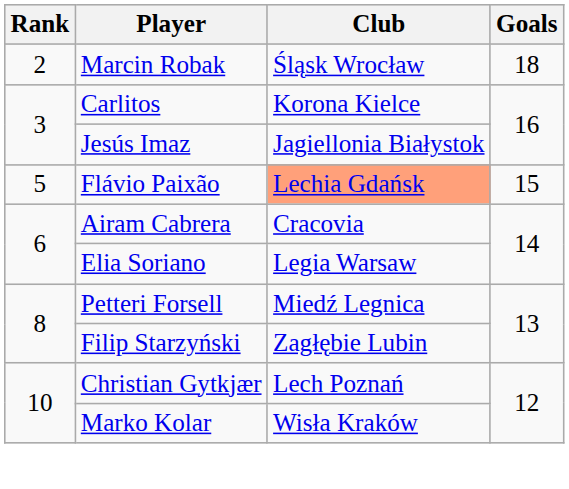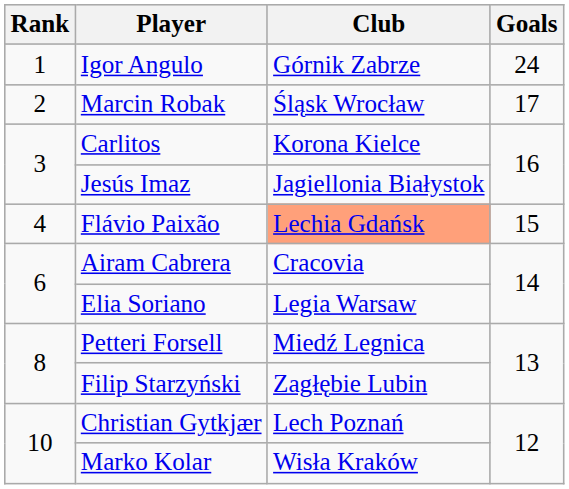+ row: (142, 64)
(527, 64) 18 -> (527, 104) 17
(40, 183) 5 -> (40, 223) 4
